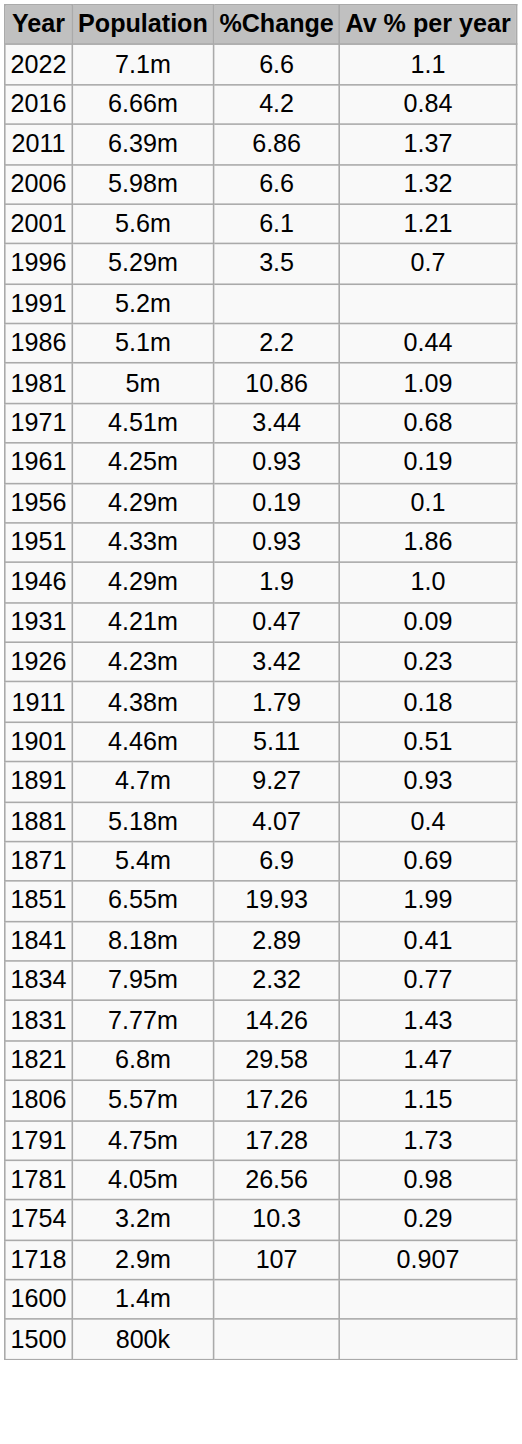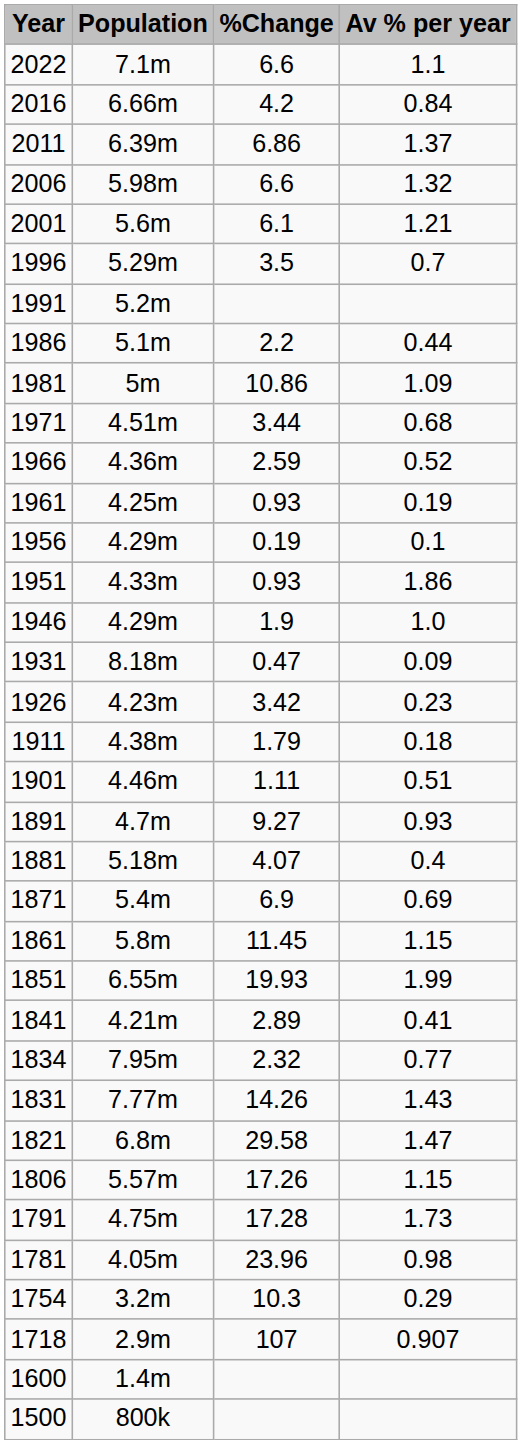+ row: (39, 462)
(143, 622) 4.21m -> (143, 661) 8.18m
(277, 741) 5.11 -> (277, 781) 1.11
+ row: (39, 940)
(143, 940) 8.18m -> (143, 1020) 4.21m
(277, 1179) 26.56 -> (277, 1259) 23.96
